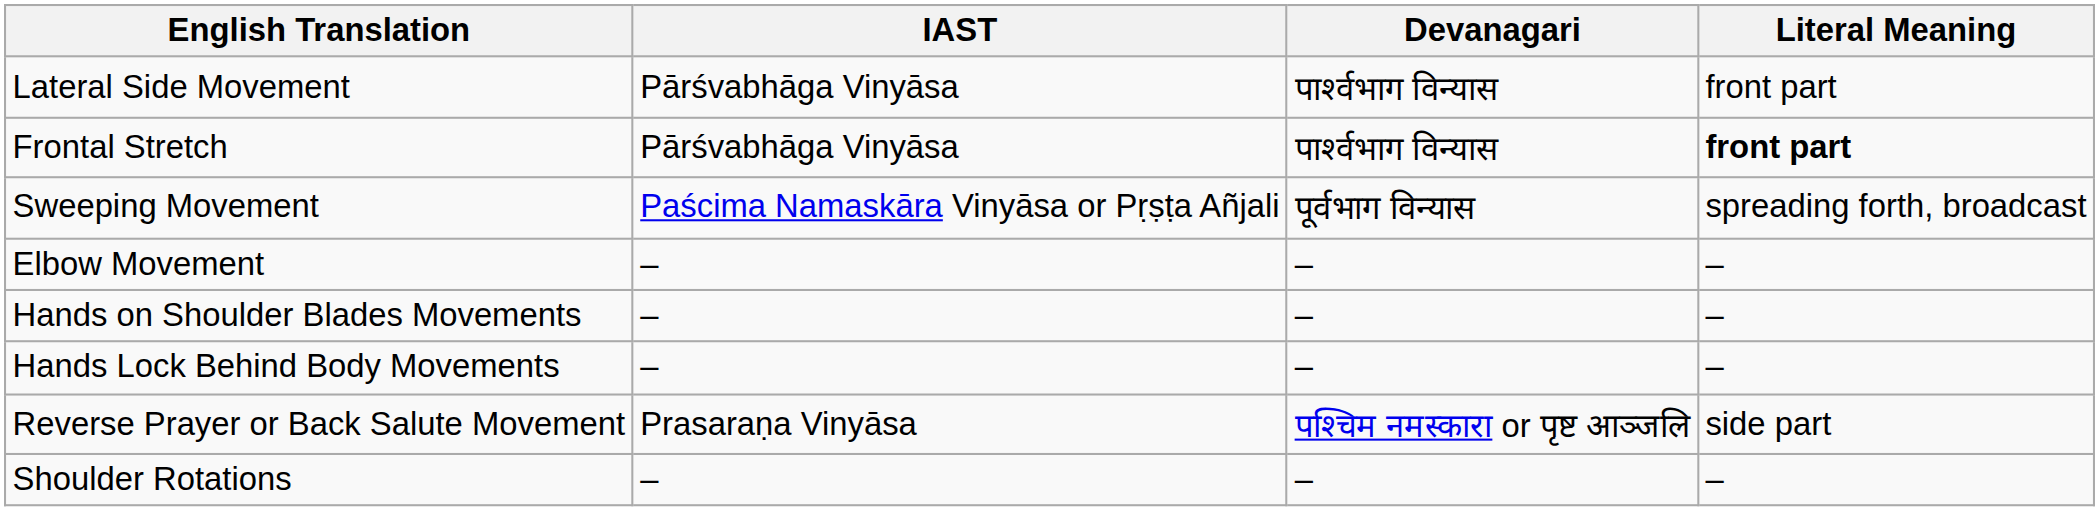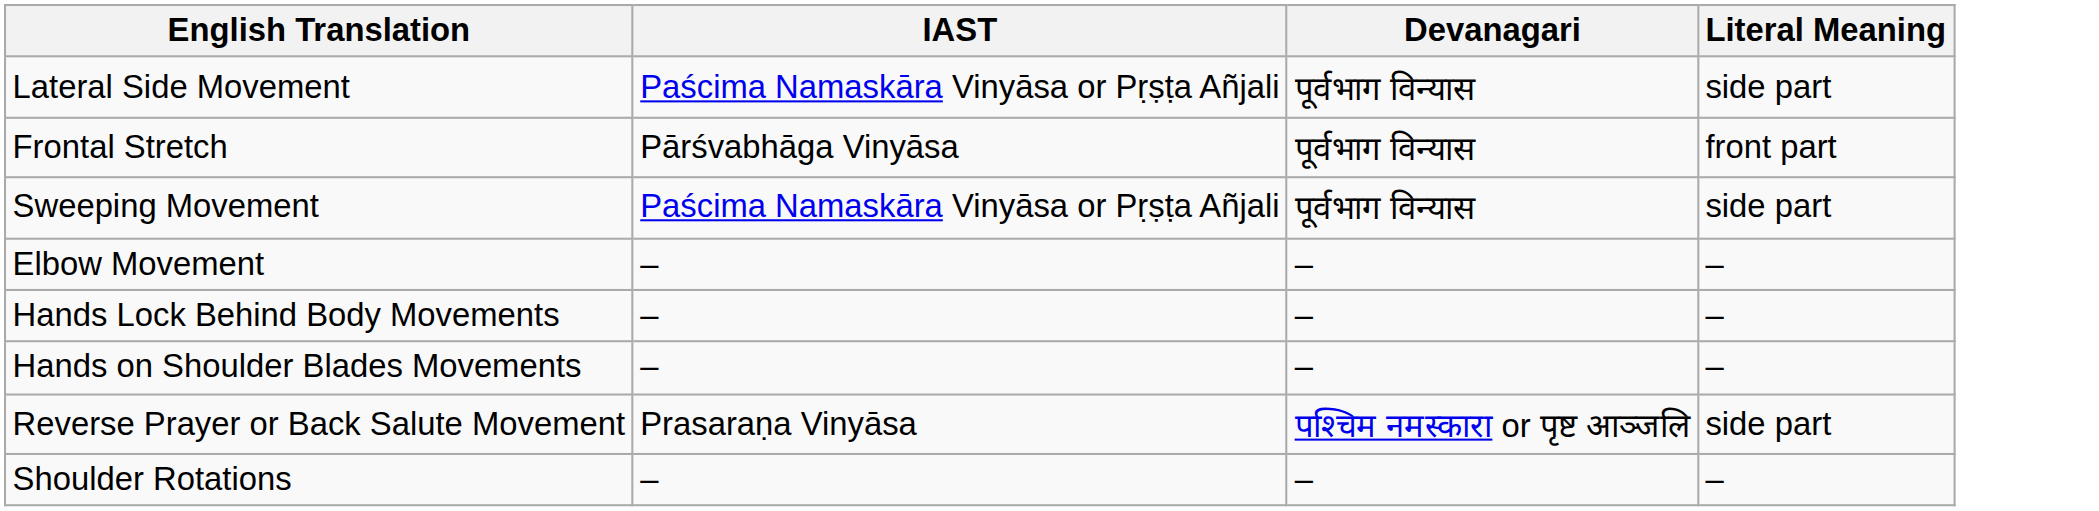(799, 86) Pārśvabhāga Vinyāsa -> (960, 86) Paścima Namaskāra Vinyāsa or Pṛṣṭa Añjali
(1397, 88) पार्श्वभाग विन्यास -> (1385, 88) पूर्वभाग विन्यास
(1771, 86) front part -> (1768, 86) side part
(1397, 148) पार्श्वभाग विन्यास -> (1385, 148) पूर्वभाग विन्यास
(1778, 146) bold -> (1771, 146) normal
(1896, 207) spreading forth, broadcast -> (1768, 207) side part
rows swapped: (297, 315) <-> (286, 367)
